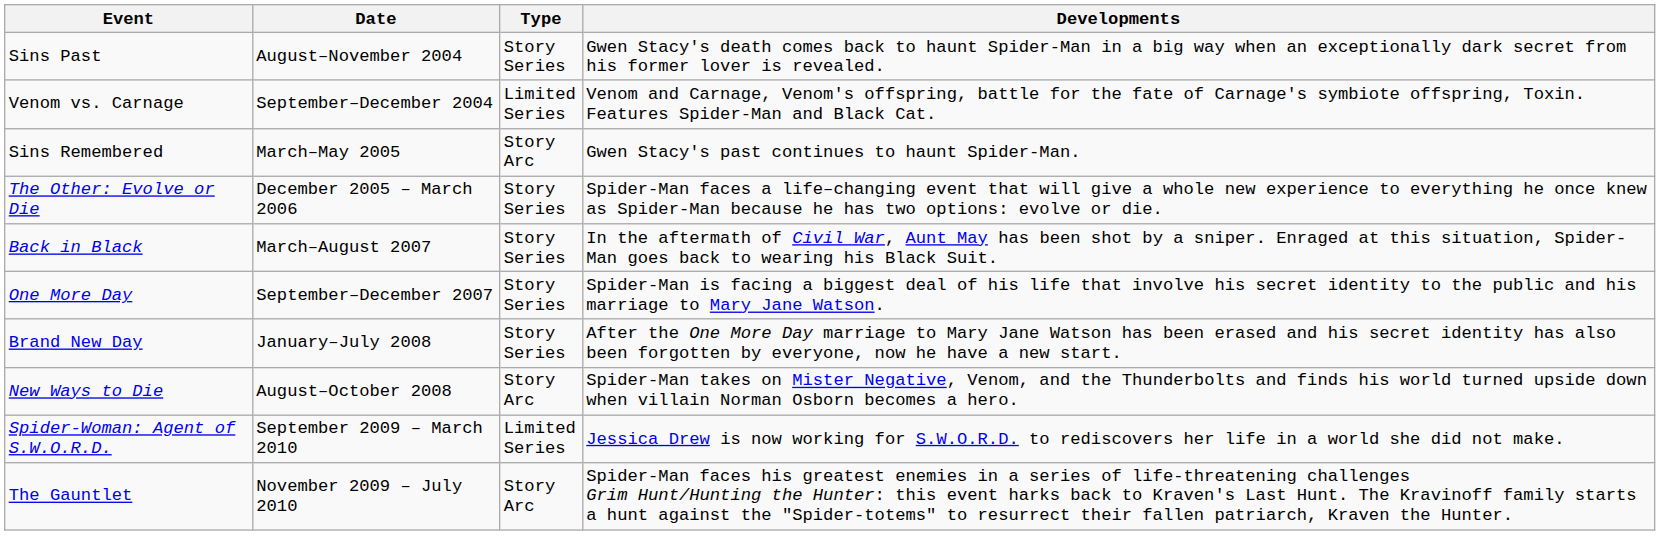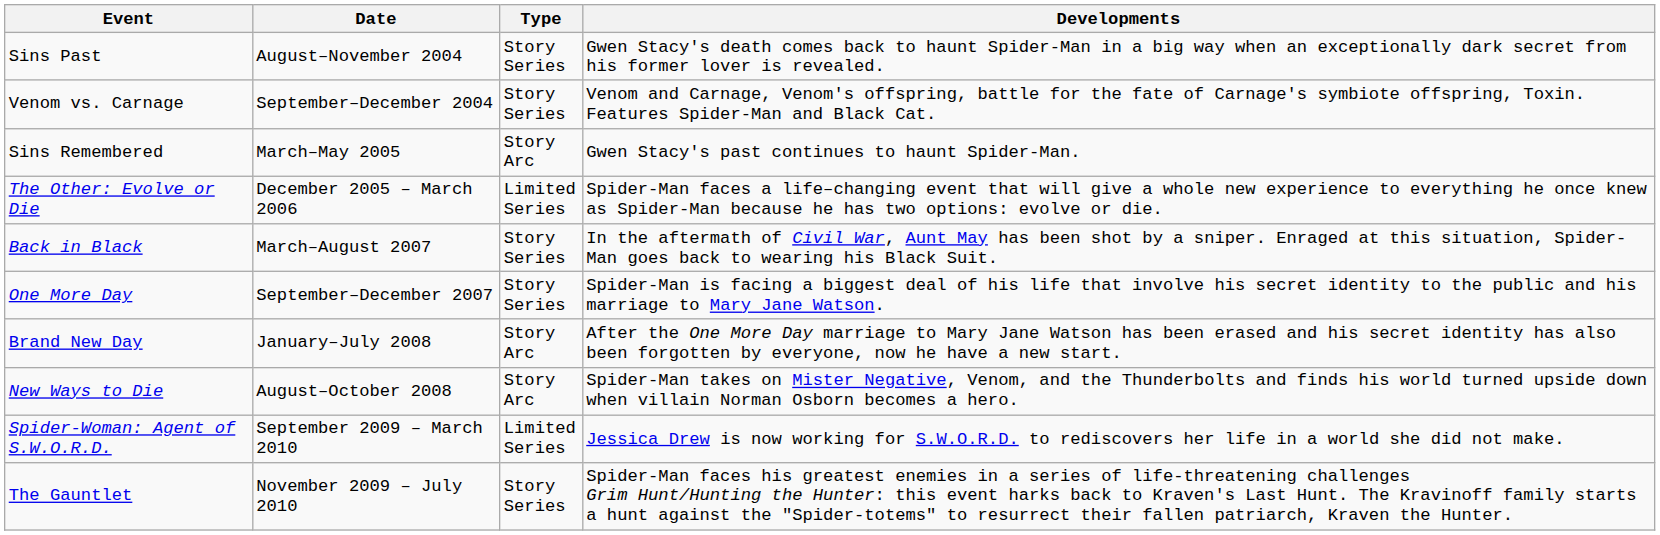(540, 104) Limited Series -> (535, 104) Story Series
(535, 200) Story Series -> (540, 200) Limited Series
(535, 343) Story Series -> (529, 343) Story Arc
(529, 496) Story Arc -> (535, 496) Story Series
